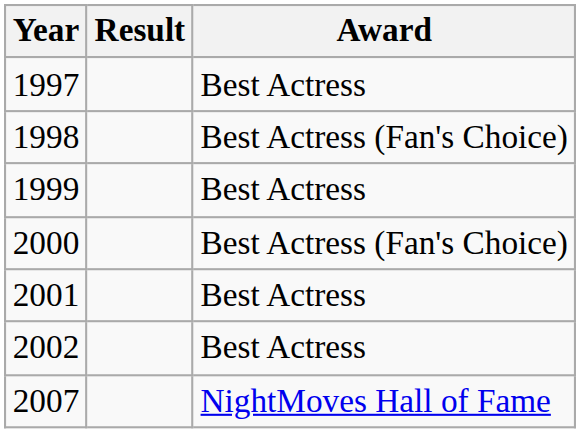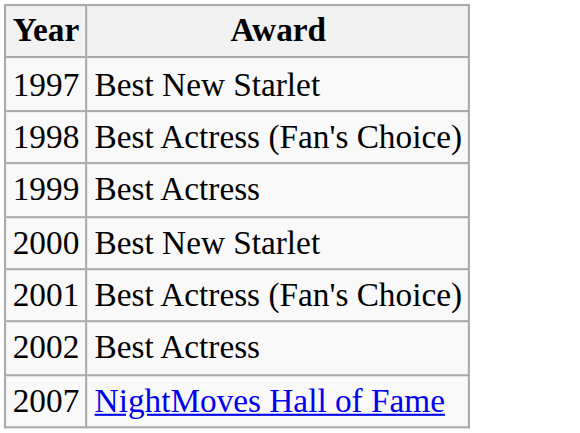- column: (140, 30)
(283, 83) Best Actress -> (207, 83) Best New Starlet
(384, 242) Best Actress (Fan's Choice) -> (207, 242) Best New Starlet
(283, 294) Best Actress -> (278, 294) Best Actress (Fan's Choice)
